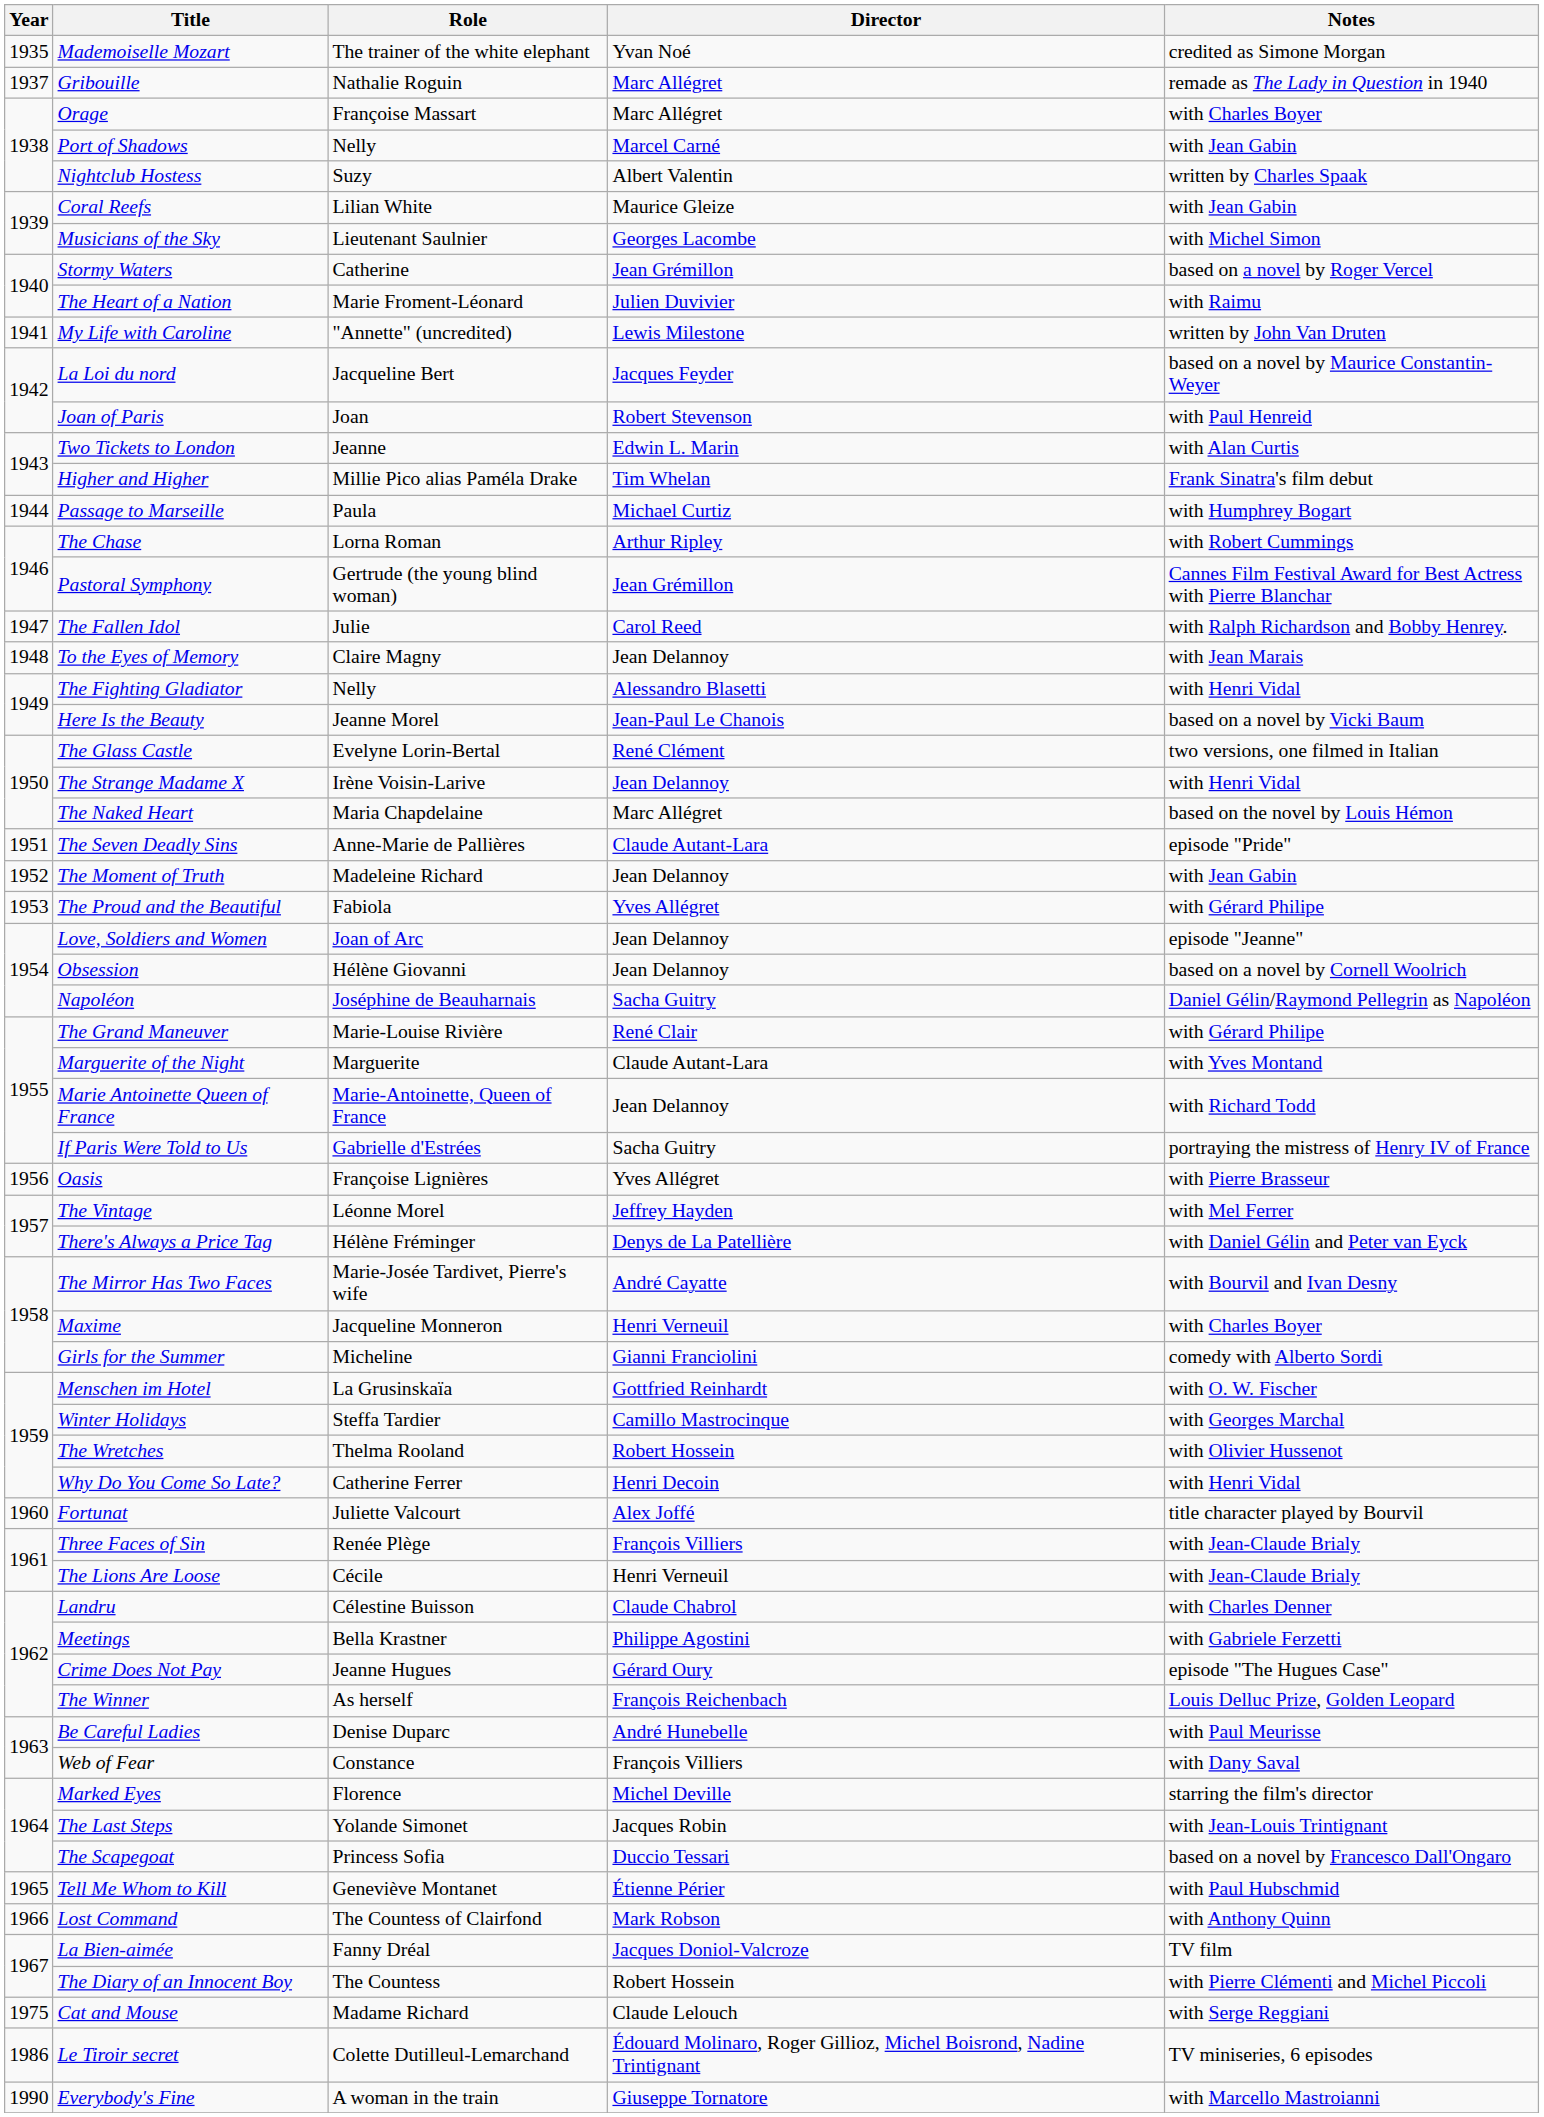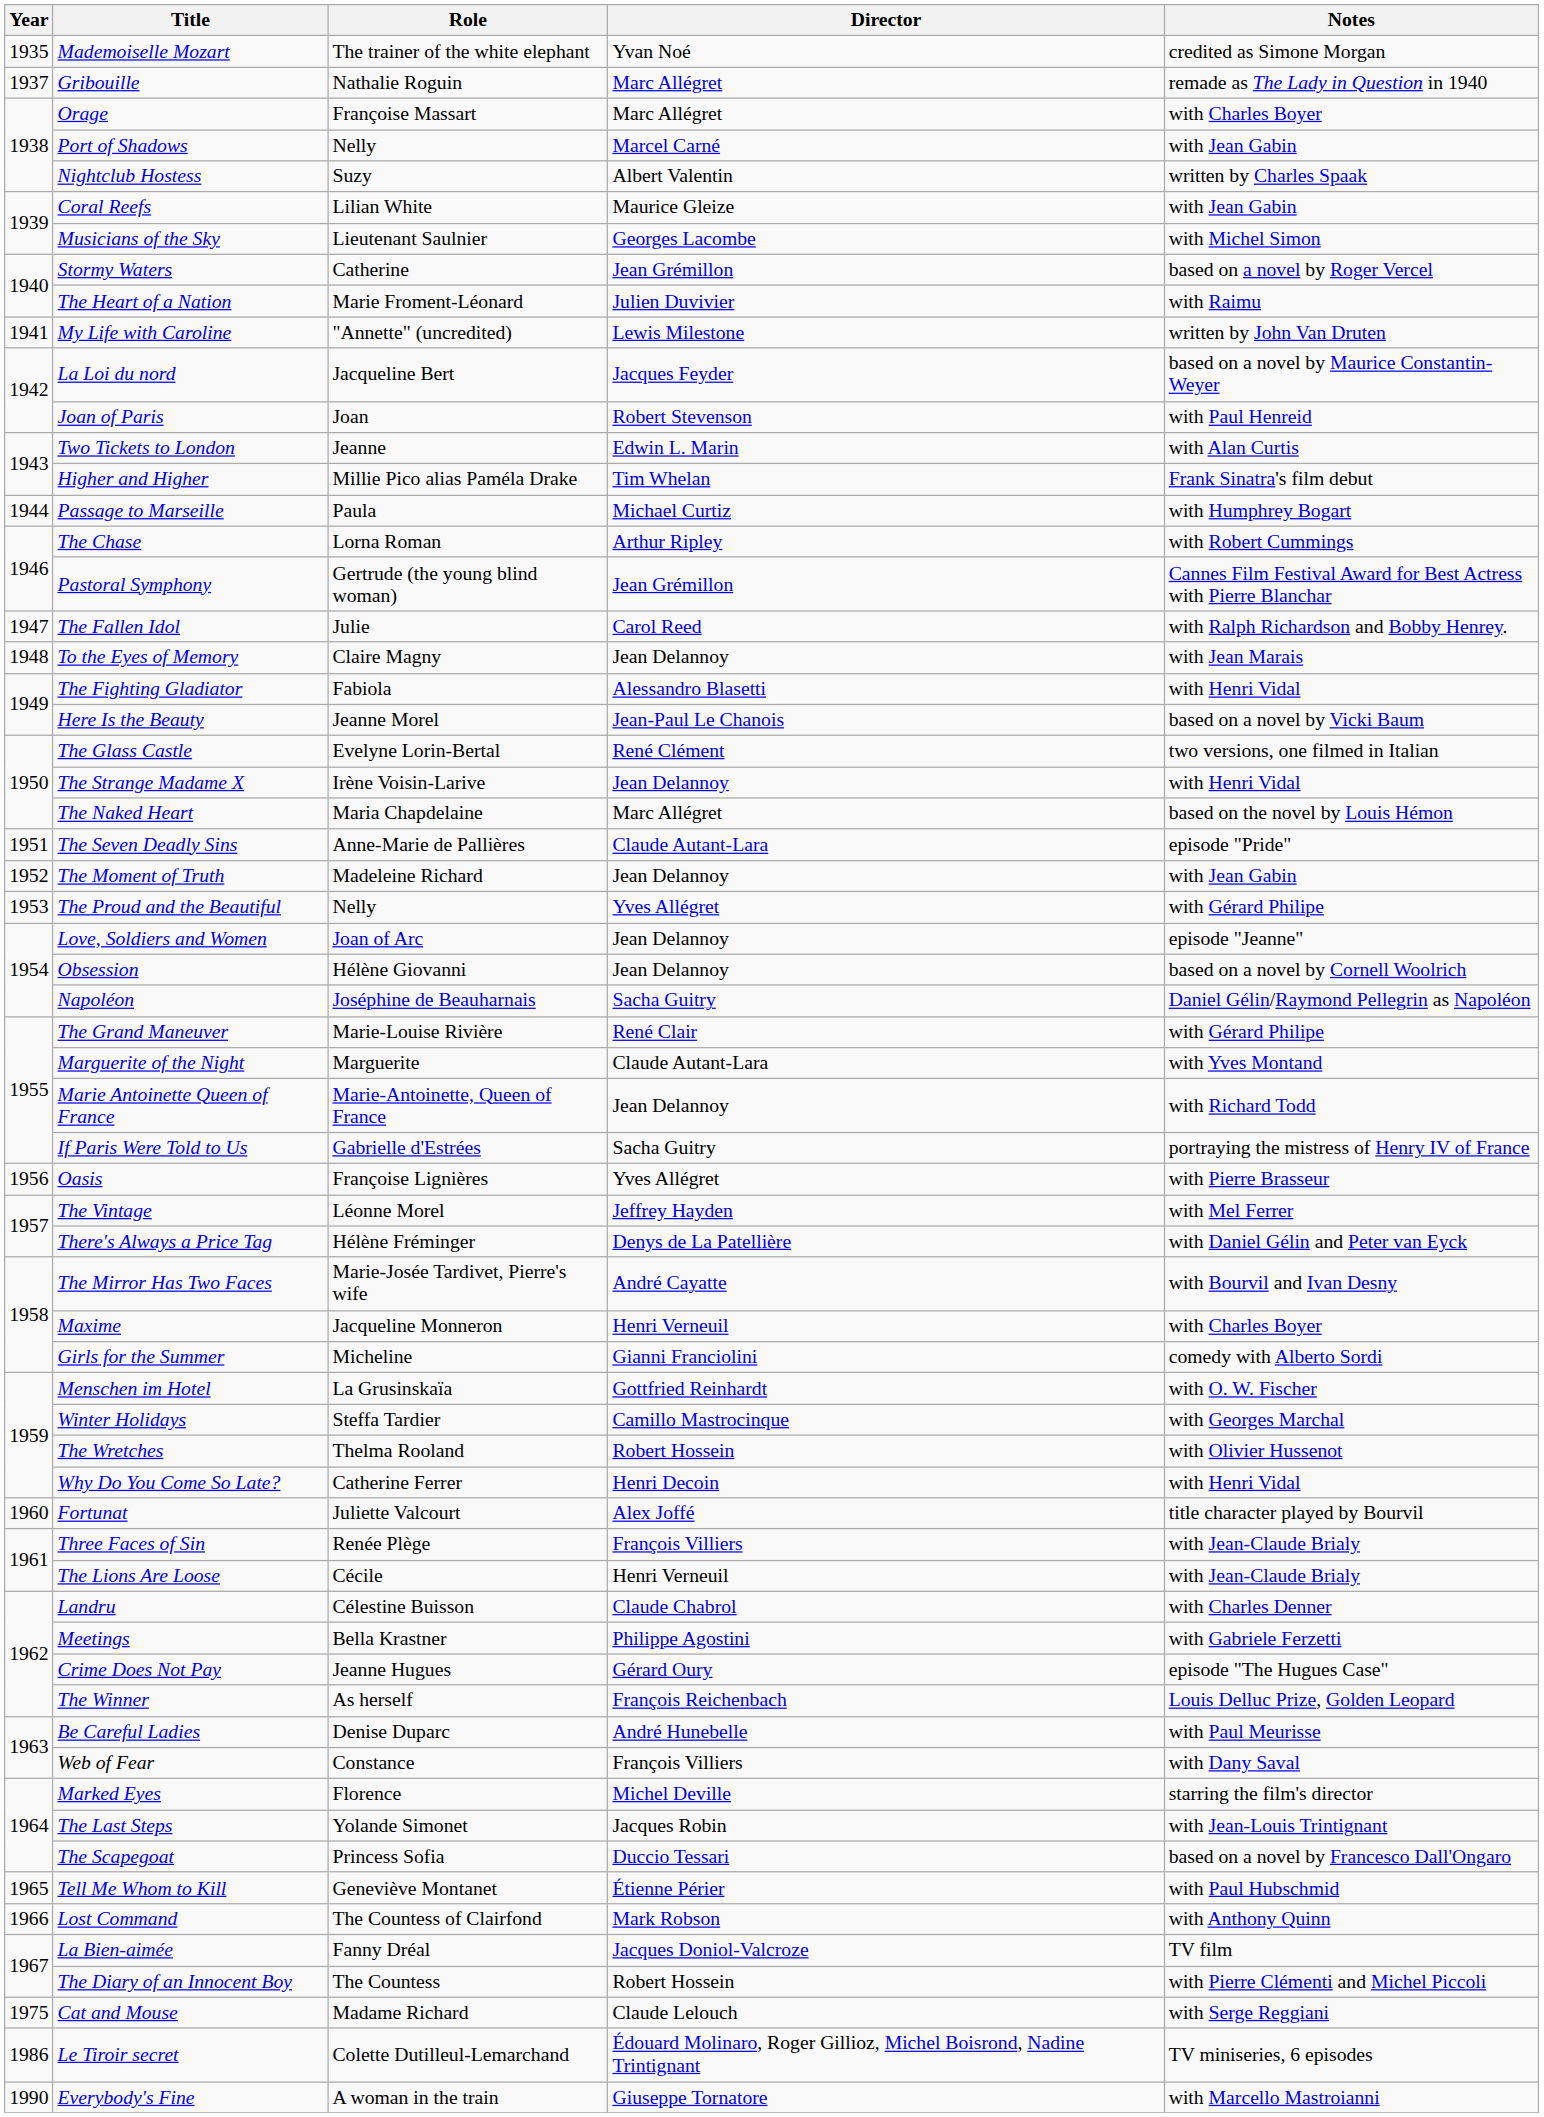(354, 688) Nelly -> (362, 688) Fabiola
(362, 907) Fabiola -> (354, 907) Nelly
